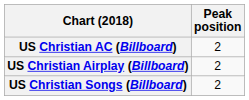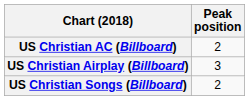(218, 66) 2 -> (218, 66) 3
